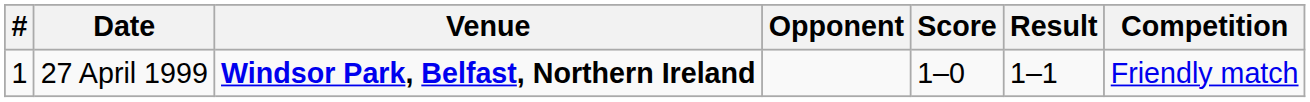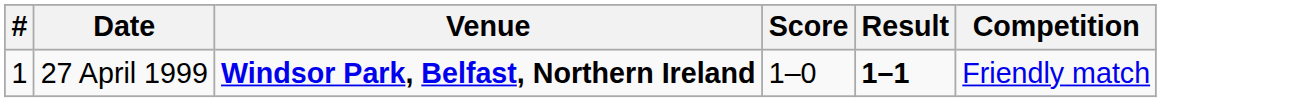- column: (836, 27)
(1034, 72) normal -> (885, 72) bold
